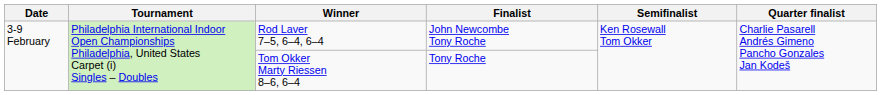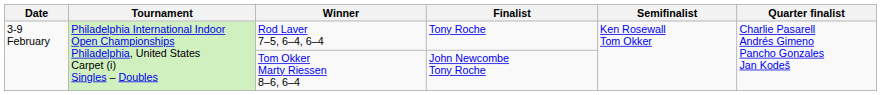(469, 35) John Newcombe Tony Roche -> (457, 29) Tony Roche
(457, 58) Tony Roche -> (469, 64) John Newcombe Tony Roche
